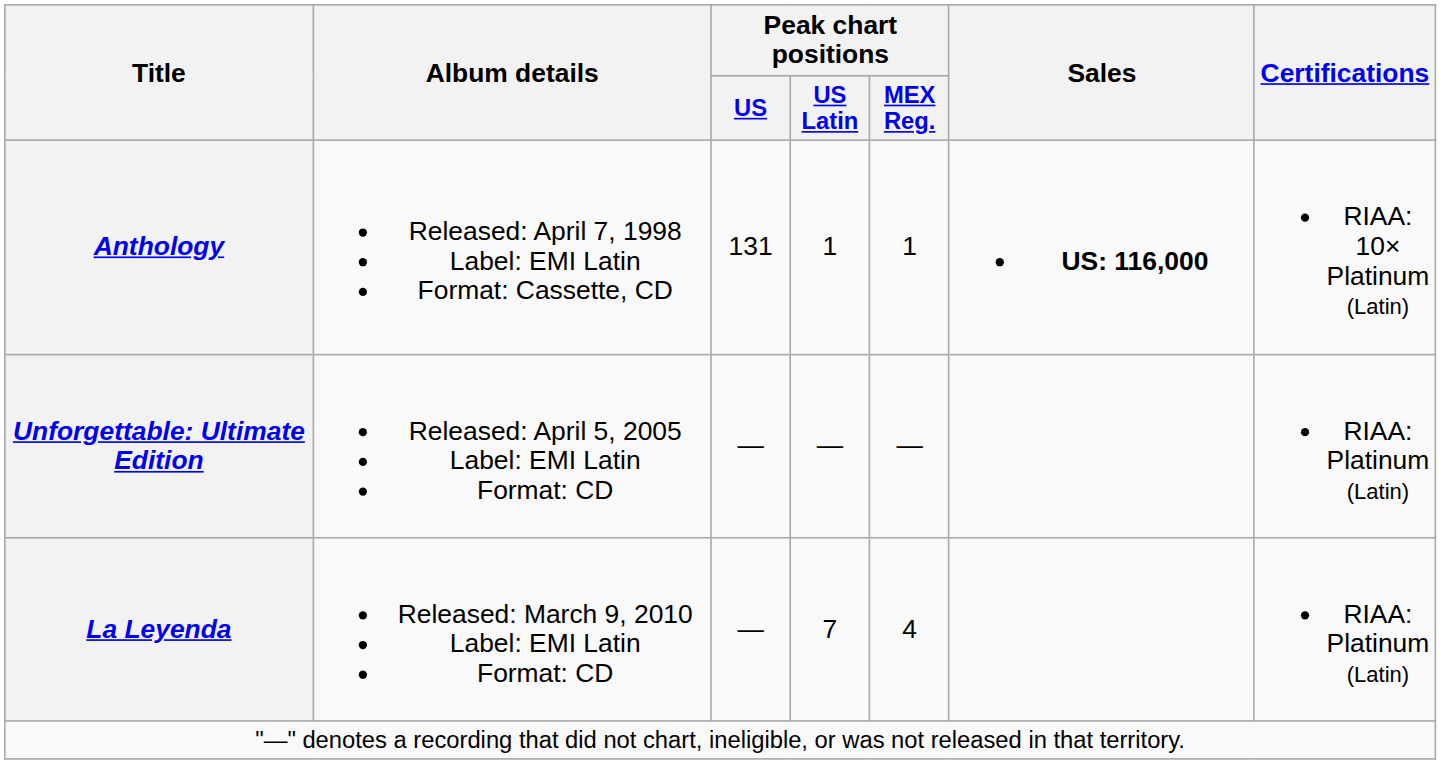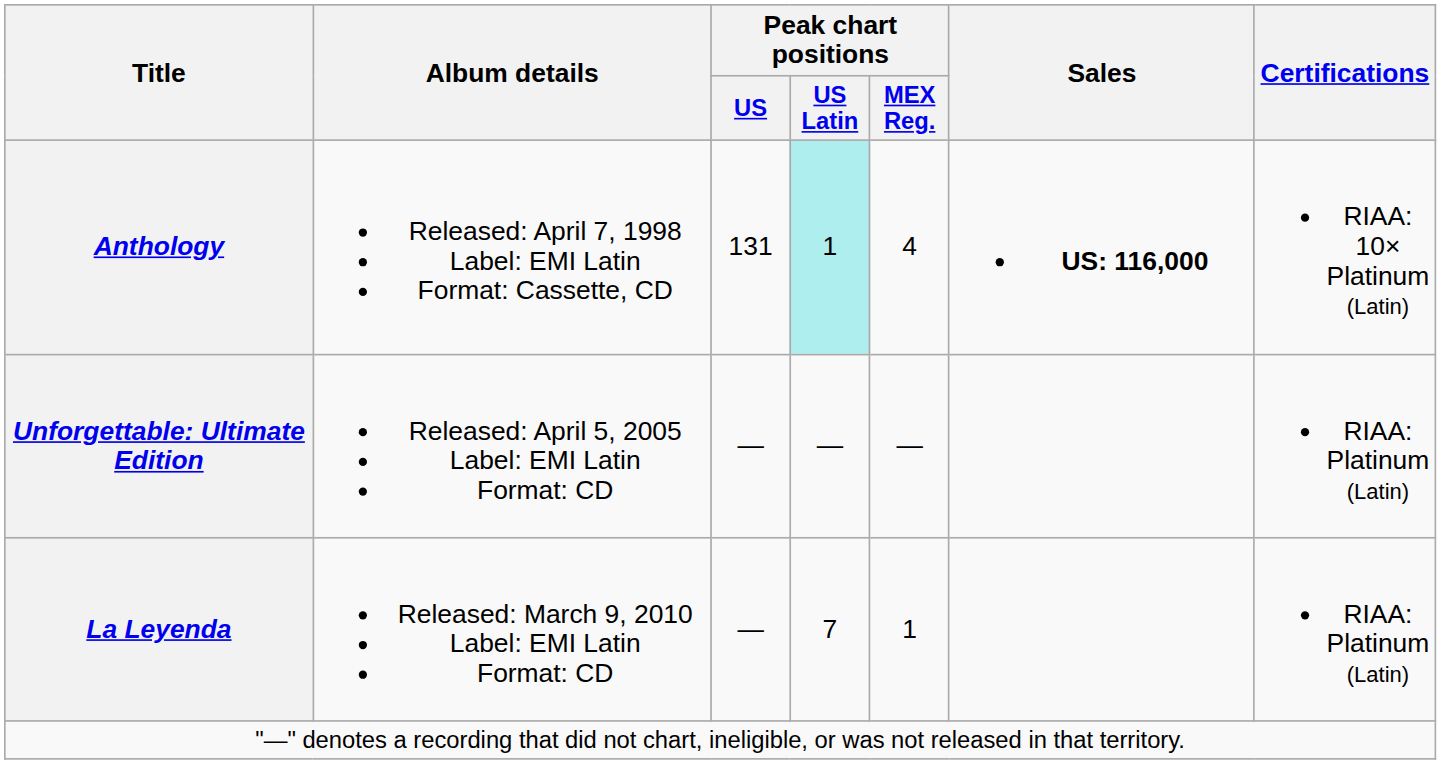(830, 246) no background -> (830, 246) paleturquoise background
(910, 246) 1 -> (910, 246) 4
(910, 629) 4 -> (910, 629) 1
